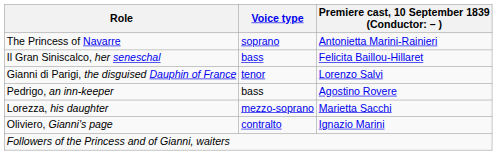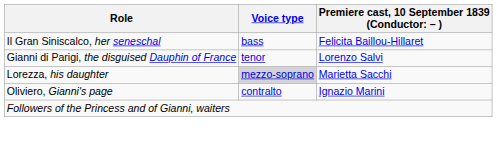- row: (64, 41)
- row: (60, 91)
(278, 108) no background -> (278, 74) lightgrey background
